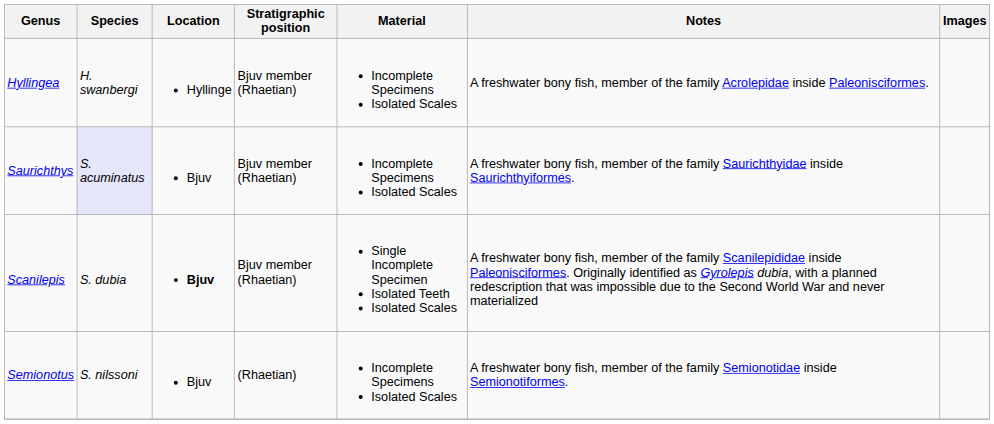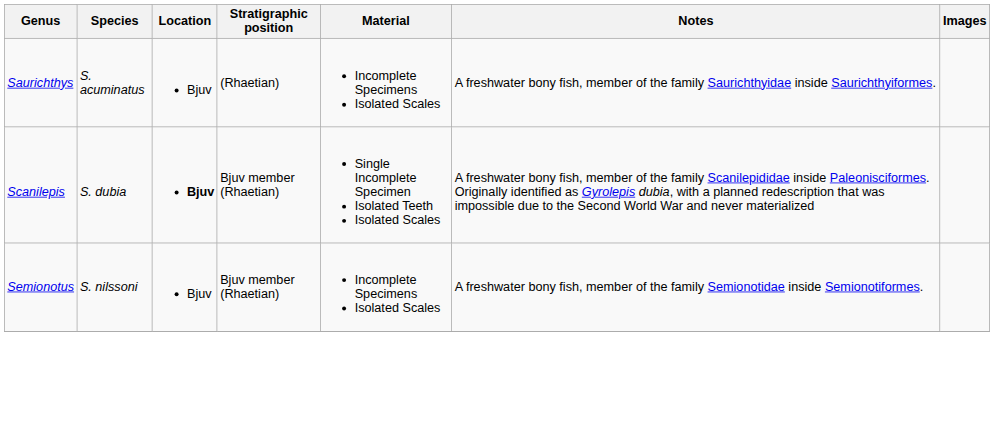- row: (33, 82)
(112, 170) lavender background -> (112, 82) no background
(275, 170) Bjuv member (Rhaetian) -> (250, 82) (Rhaetian)
(267, 375) (Rhaetian) -> (257, 287) Bjuv member (Rhaetian)
